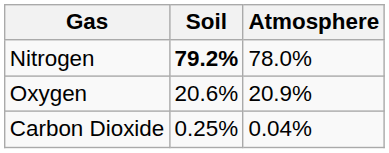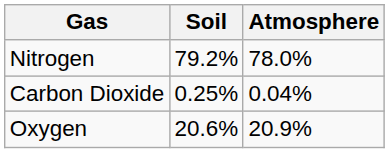(206, 57) bold -> (206, 57) normal
rows swapped: (48, 93) <-> (87, 128)
